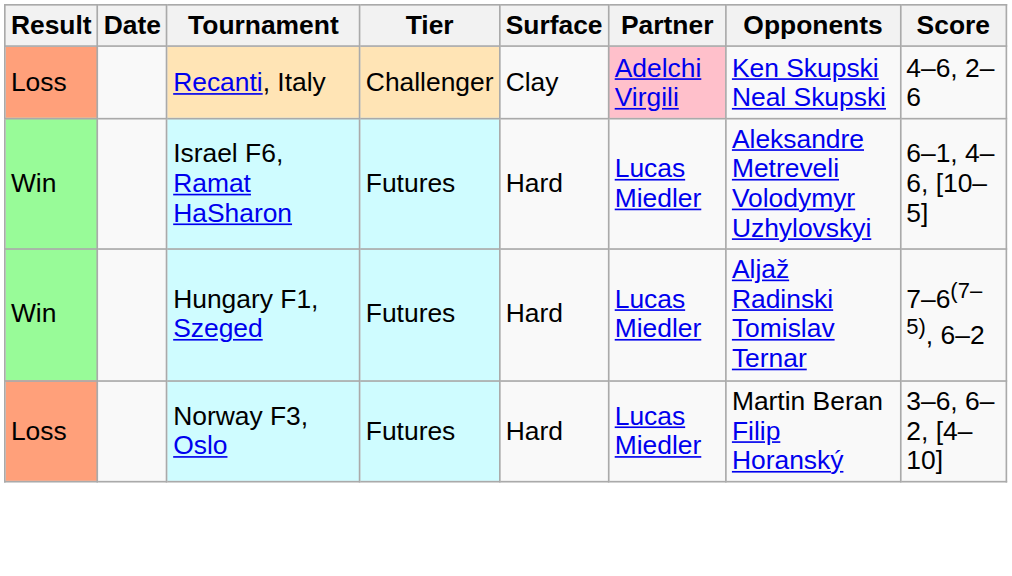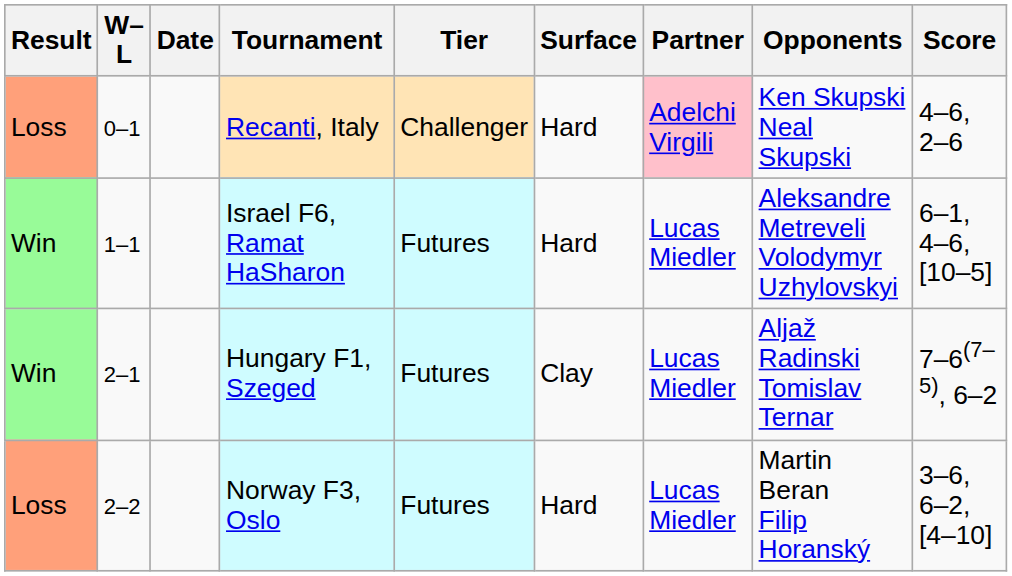+ column: (124, 40)
(532, 82) Clay -> (569, 126) Hard
(534, 314) Hard -> (567, 373) Clay
